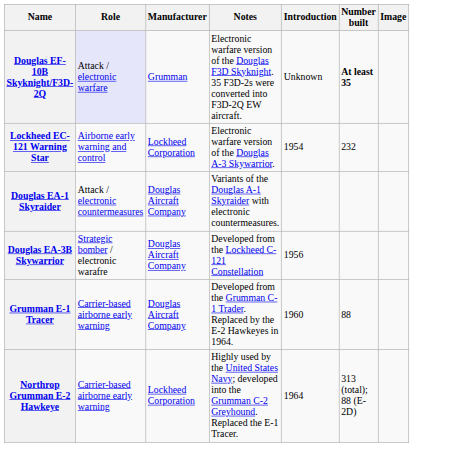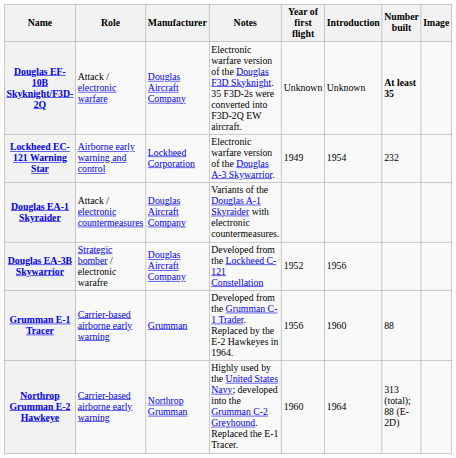+ column: (303, 23)
(97, 77) lavender background -> (97, 88) no background
(168, 77) Grumman -> (167, 88) Douglas Aircraft Company
(167, 314) Douglas Aircraft Company -> (168, 325) Grumman
(171, 396) Lockheed Corporation -> (168, 407) Northrop Grumman
